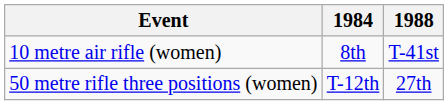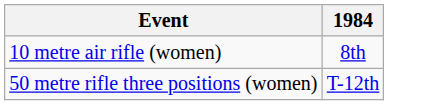- column: (414, 20)
